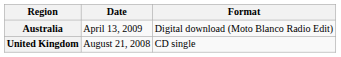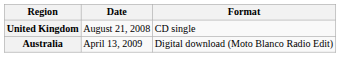rows swapped: (43, 44) <-> (43, 28)
